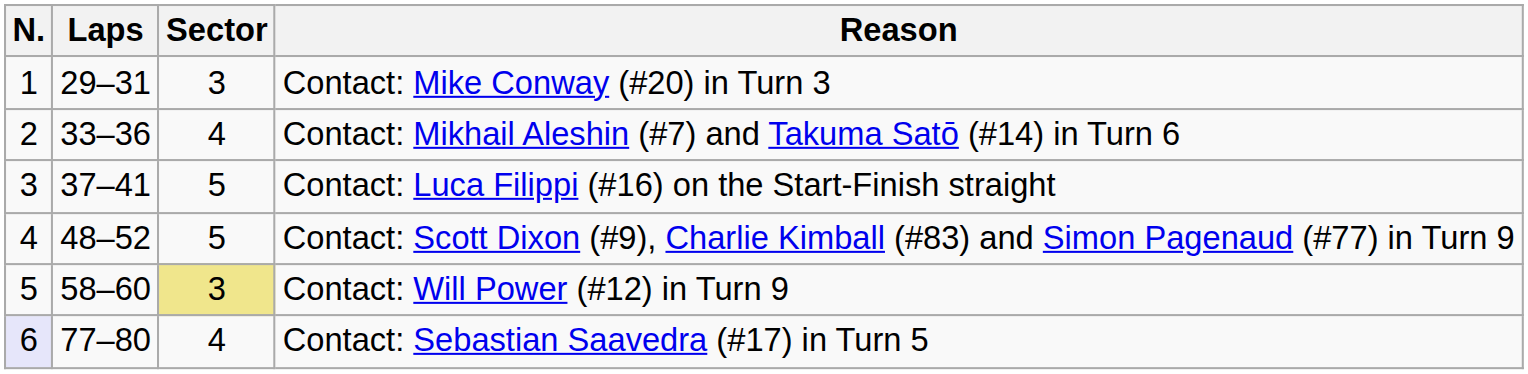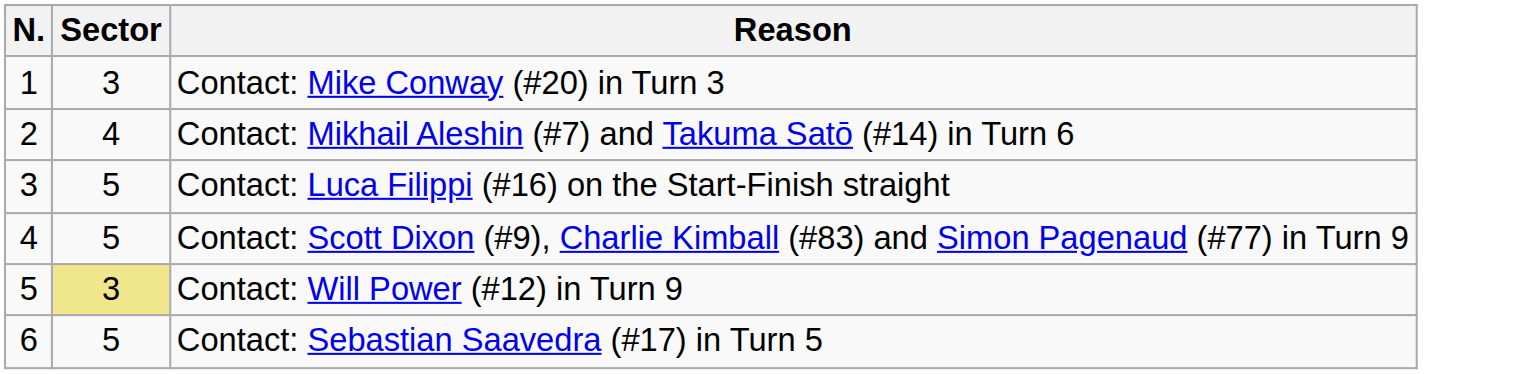- column: (106, 30)
(29, 340) lavender background -> (29, 340) no background
(217, 340) 4 -> (111, 340) 5
